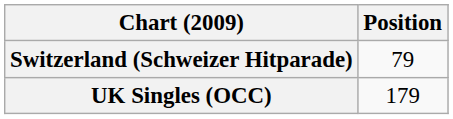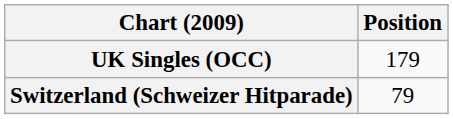rows swapped: (181, 58) <-> (181, 95)
